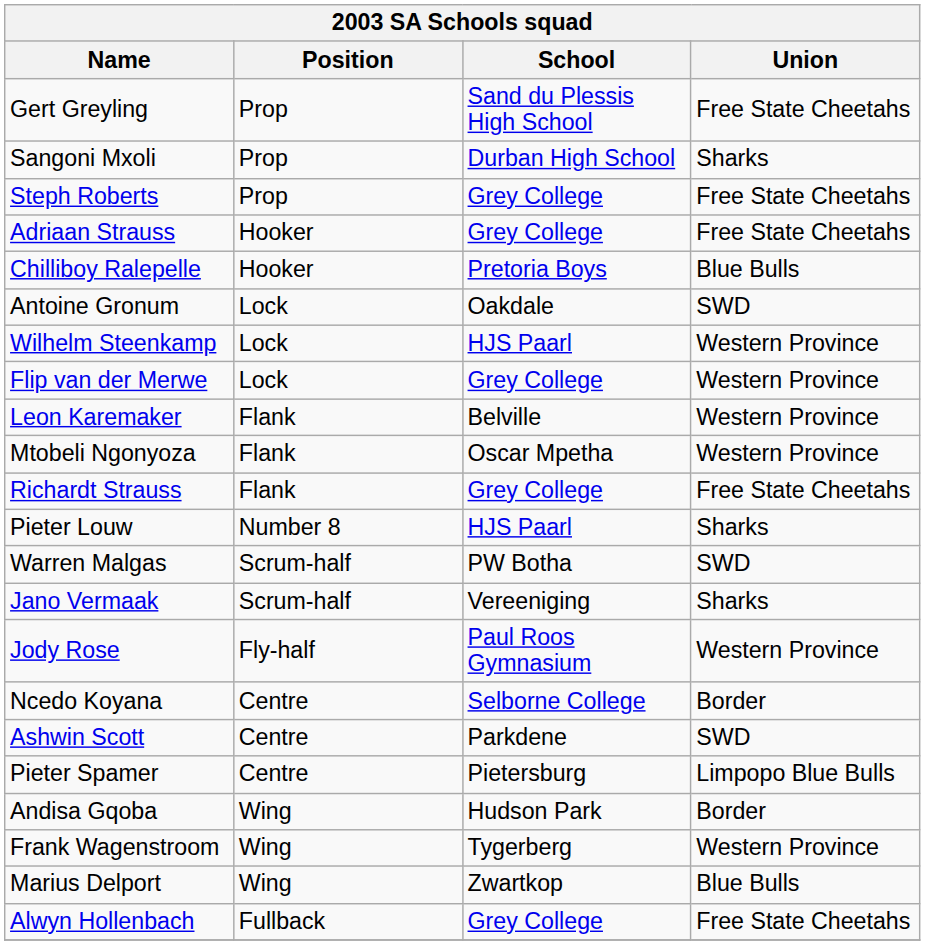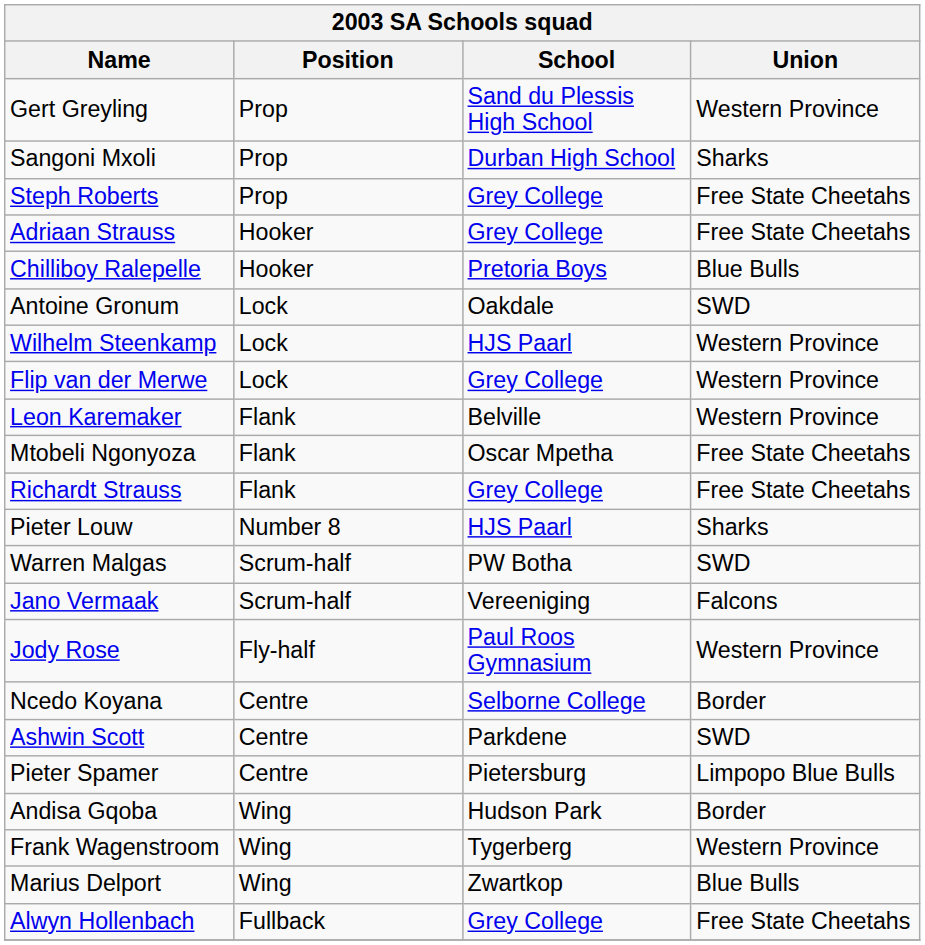(803, 109) Free State Cheetahs -> (788, 109) Western Province
(788, 453) Western Province -> (803, 453) Free State Cheetahs
(732, 600) Sharks -> (737, 600) Falcons
